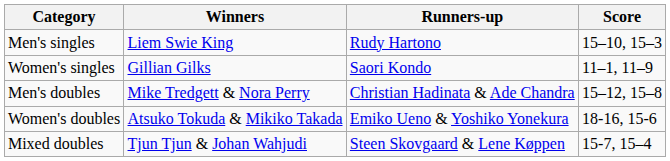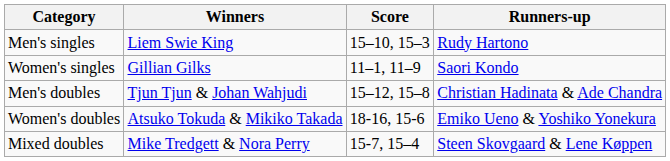columns swapped: (462, 17) <-> (622, 17)
(219, 93) Mike Tredgett & Nora Perry -> (217, 93) Tjun Tjun & Johan Wahjudi
(217, 144) Tjun Tjun & Johan Wahjudi -> (219, 144) Mike Tredgett & Nora Perry
